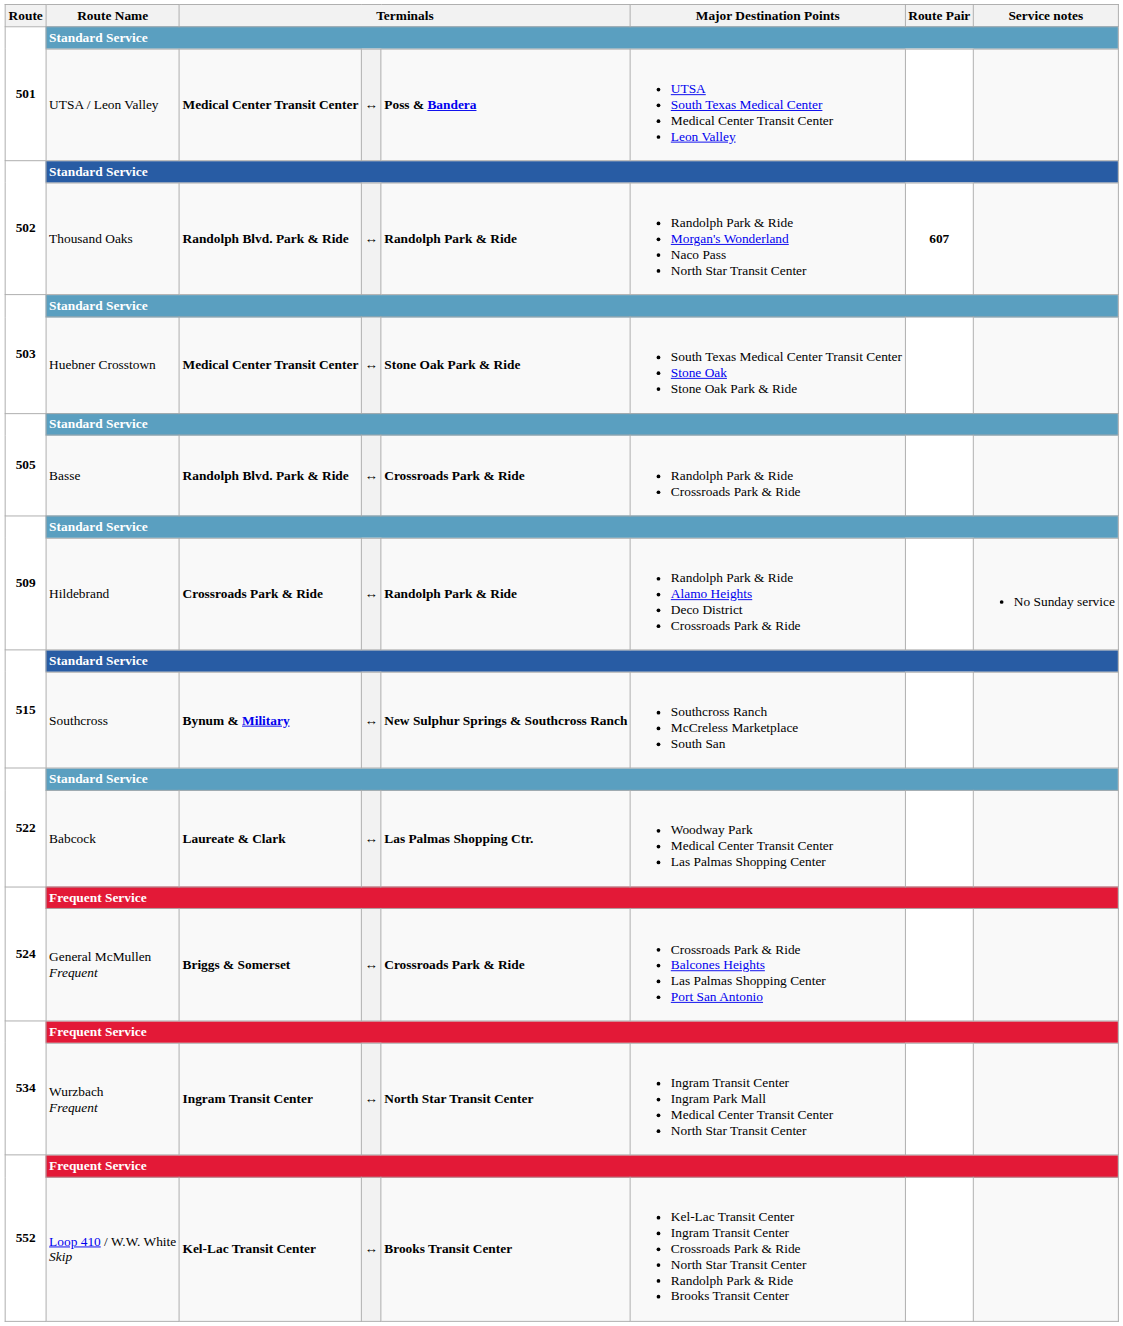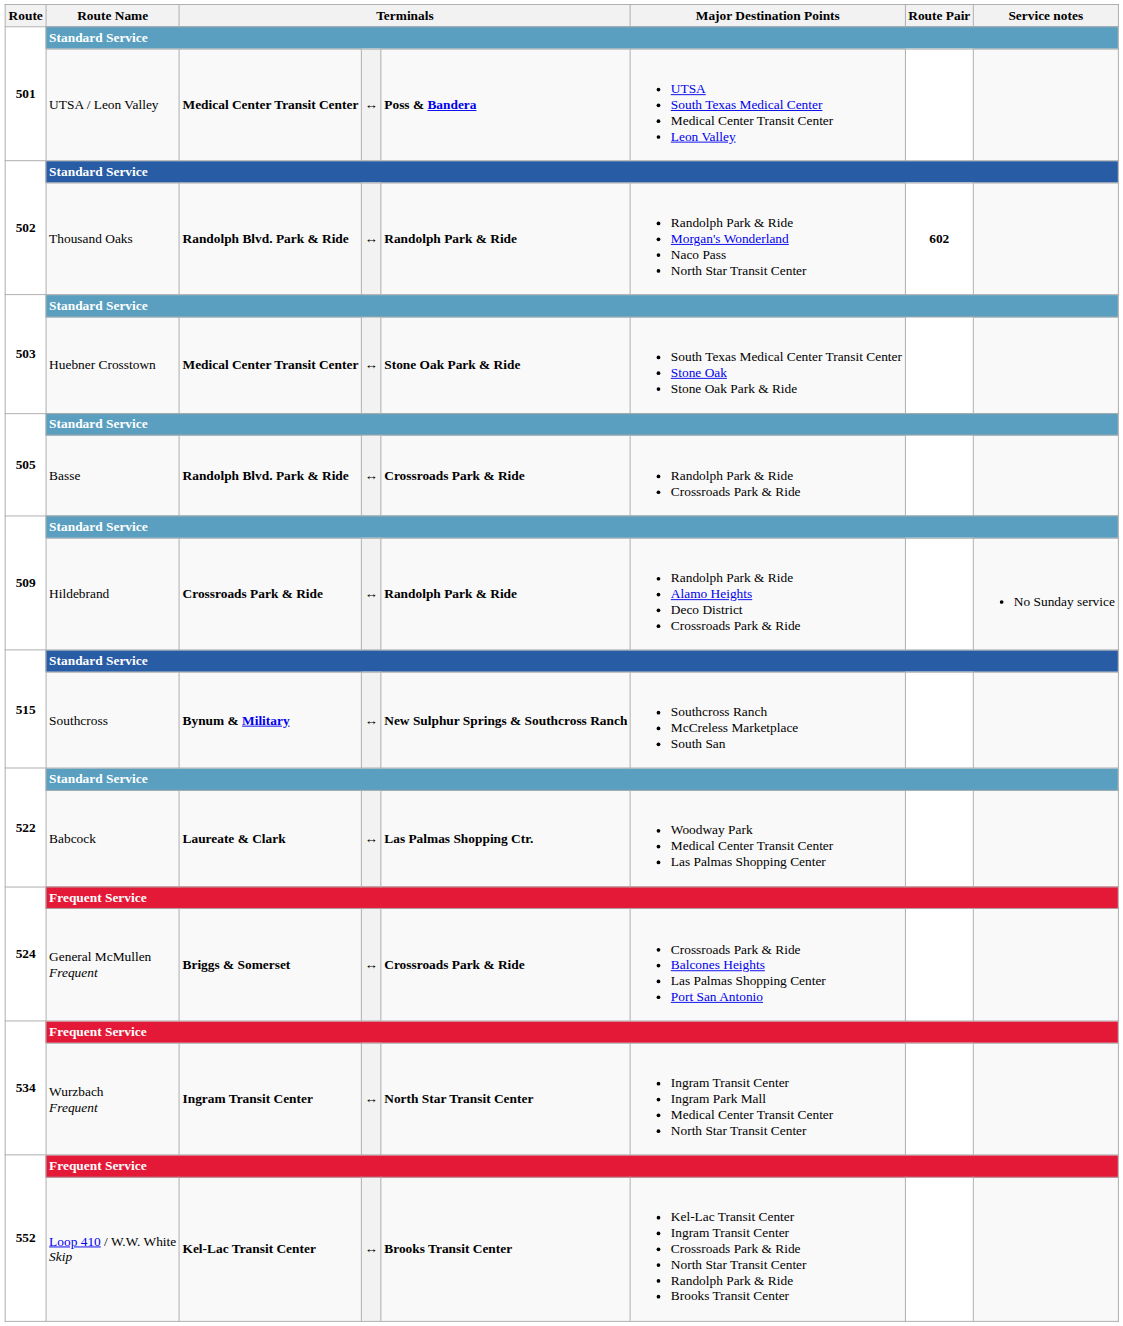(939, 239) 607 -> (939, 239) 602
